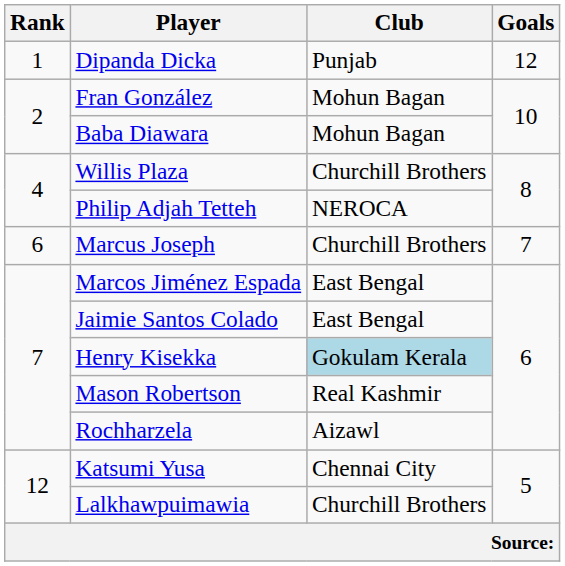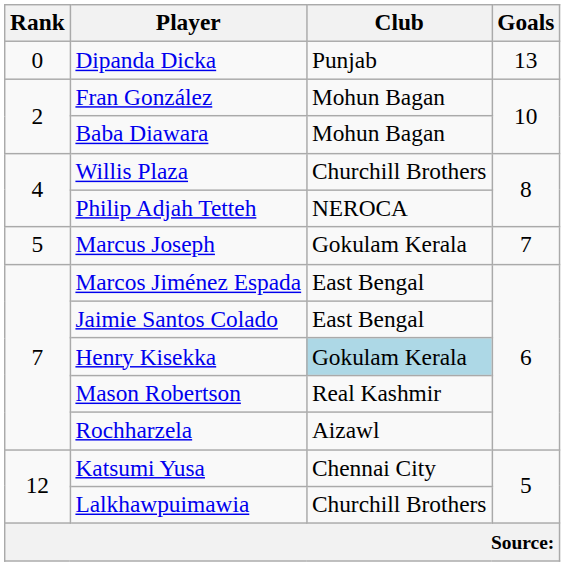(37, 60) 1 -> (37, 60) 0
(526, 60) 12 -> (526, 60) 13
(37, 245) 6 -> (37, 245) 5
(399, 245) Churchill Brothers -> (389, 245) Gokulam Kerala
